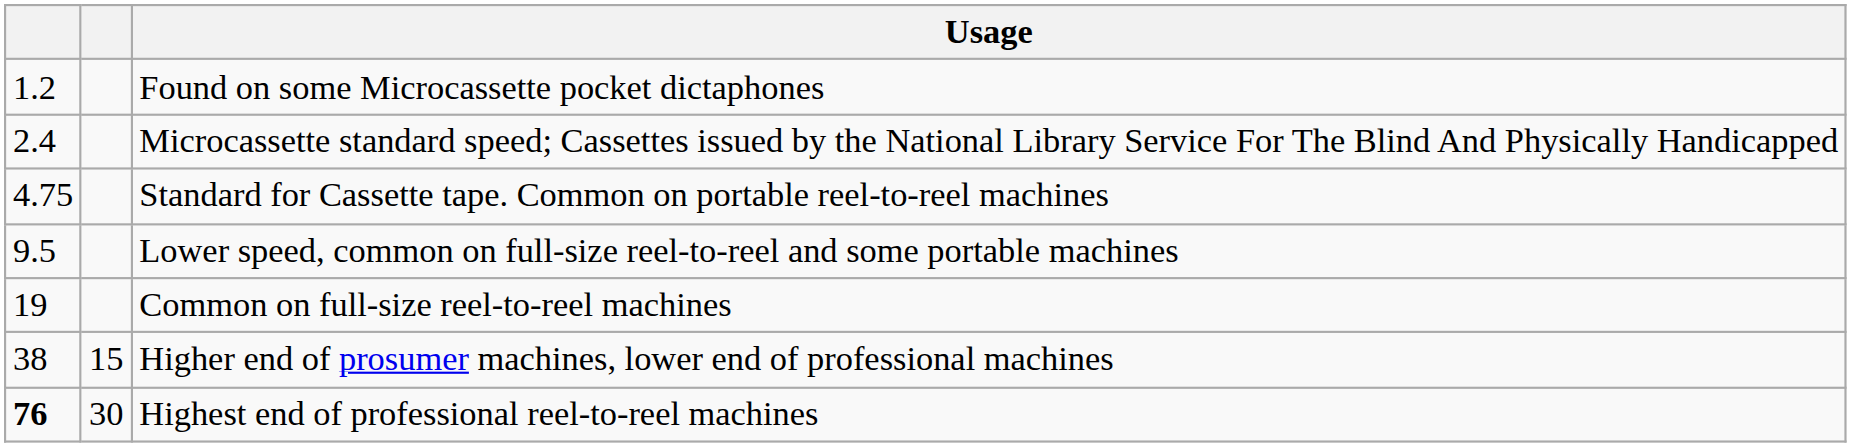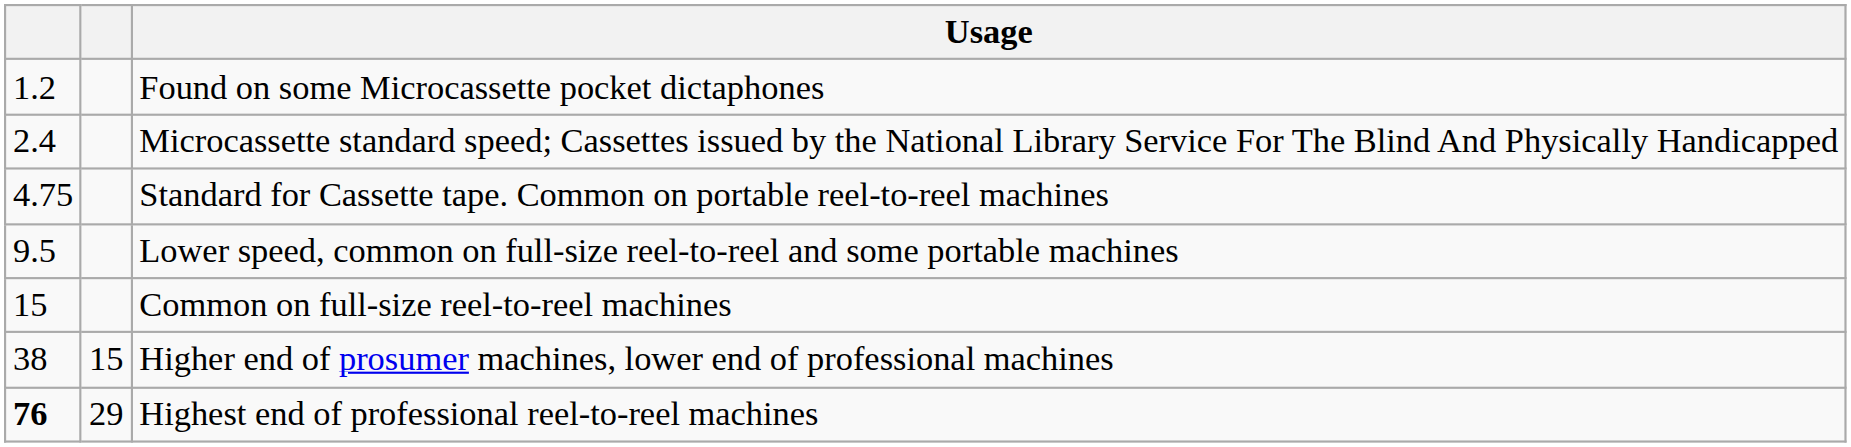(30, 304) 19 -> (30, 304) 15
(106, 413) 30 -> (106, 413) 29
